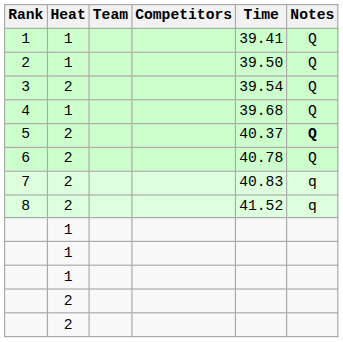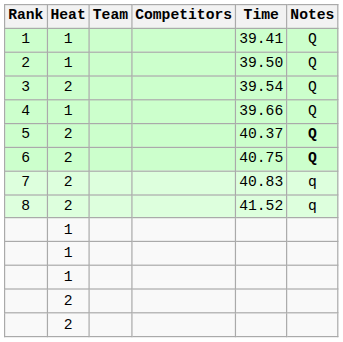(261, 112) 39.68 -> (261, 112) 39.66
(261, 159) 40.78 -> (261, 159) 40.75
(312, 159) normal -> (312, 159) bold
